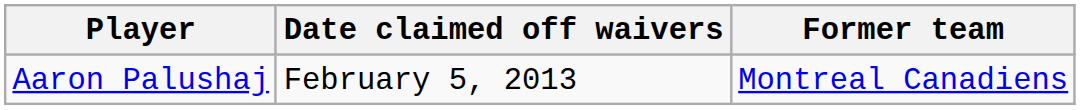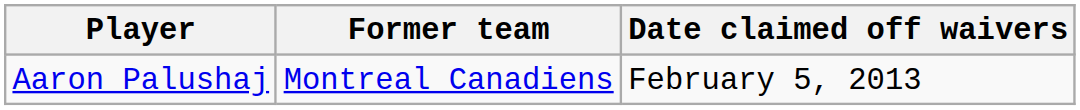columns swapped: (903, 30) <-> (504, 30)
